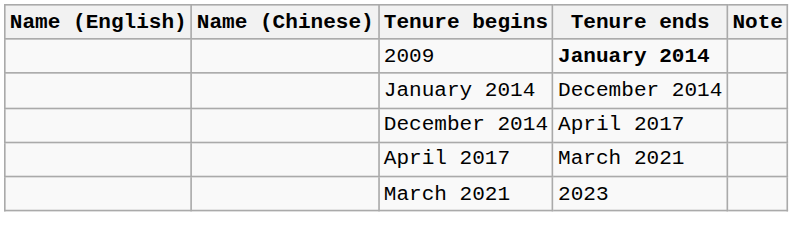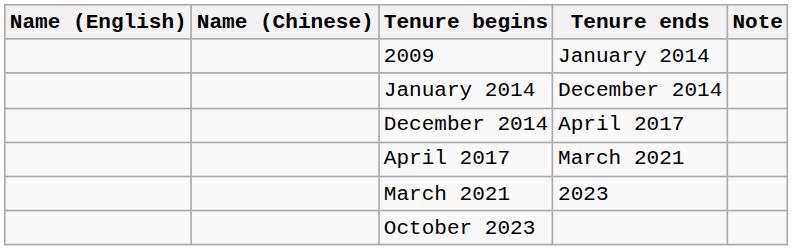(634, 56) bold -> (634, 56) normal
+ row: (460, 228)
